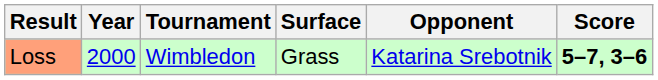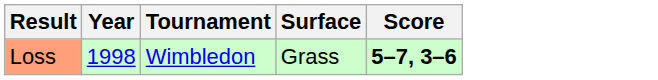- column: (462, 21)
(111, 56) 2000 -> (111, 56) 1998
